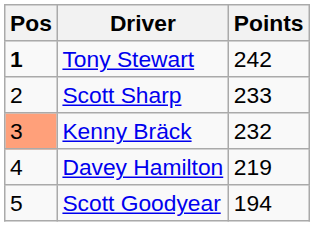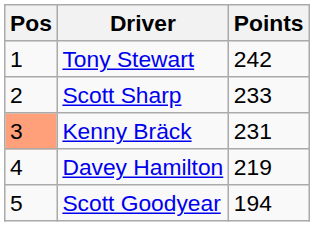(16, 59) bold -> (16, 59) normal
(253, 131) 232 -> (253, 131) 231
